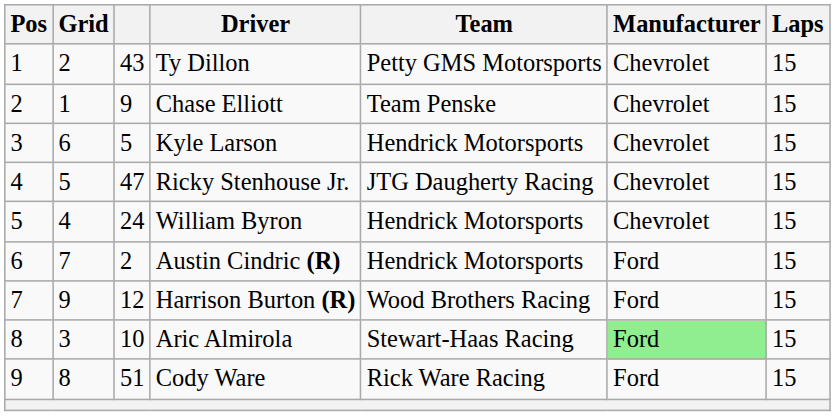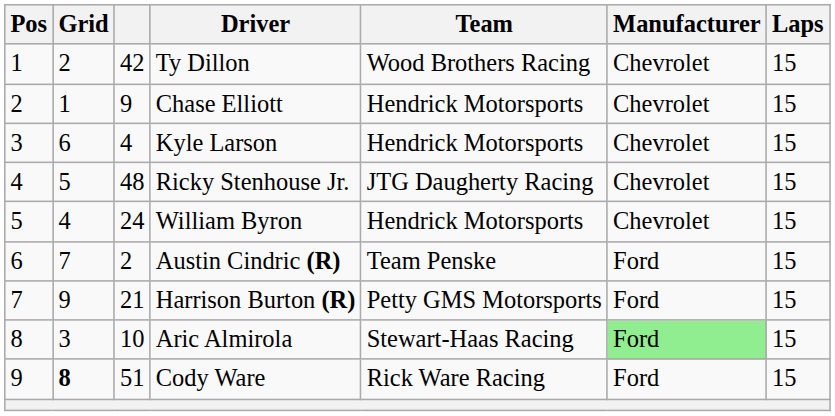(132, 63) 43 -> (132, 63) 42
(484, 63) Petty GMS Motorsports -> (478, 63) Wood Brothers Racing
(431, 102) Team Penske -> (475, 102) Hendrick Motorsports
(126, 142) 5 -> (126, 142) 4
(132, 181) 47 -> (132, 181) 48
(475, 260) Hendrick Motorsports -> (431, 260) Team Penske
(132, 299) 12 -> (132, 299) 21
(478, 299) Wood Brothers Racing -> (484, 299) Petty GMS Motorsports
(65, 378) normal -> (65, 378) bold
